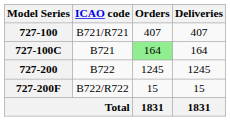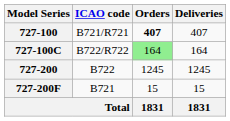(152, 32) normal -> (152, 32) bold
(102, 51) B721 -> (102, 51) B722/R722
(102, 88) B722/R722 -> (102, 88) B721
